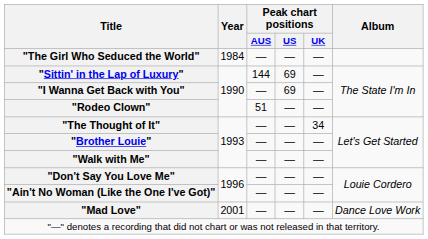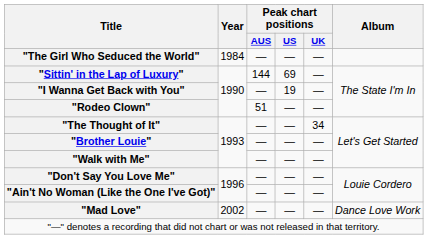(290, 91) 69 -> (290, 91) 19
(232, 210) 2001 -> (232, 210) 2002
